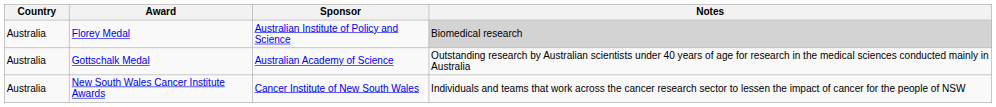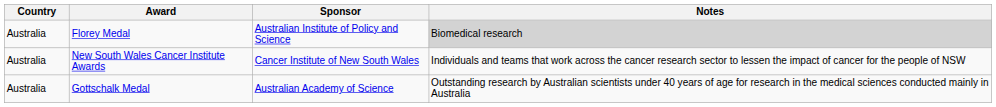rows swapped: (111, 61) <-> (148, 88)
